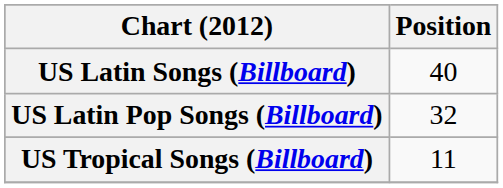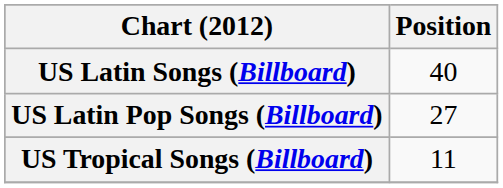(443, 114) 32 -> (443, 114) 27
